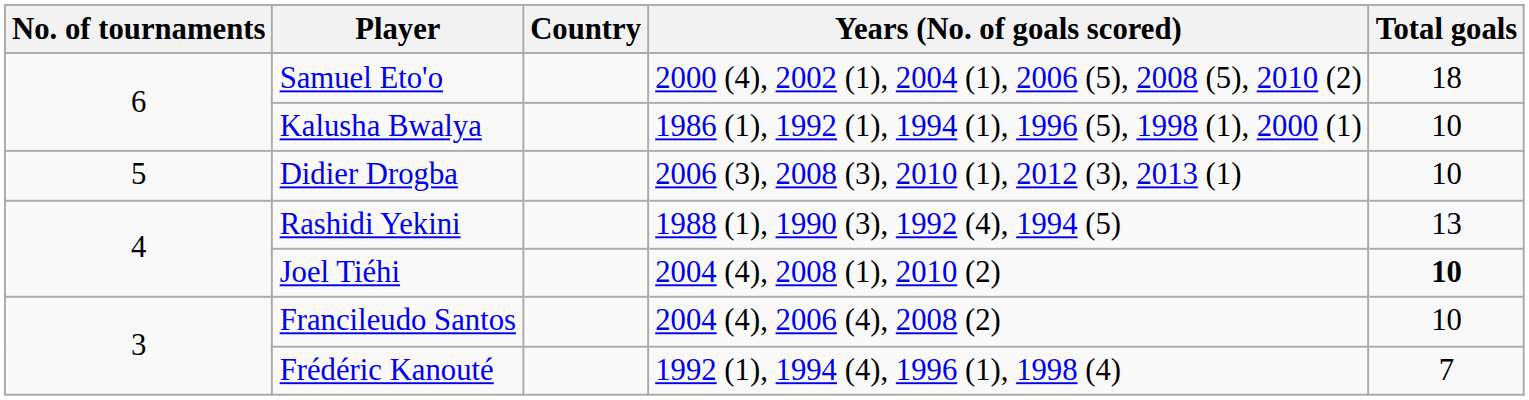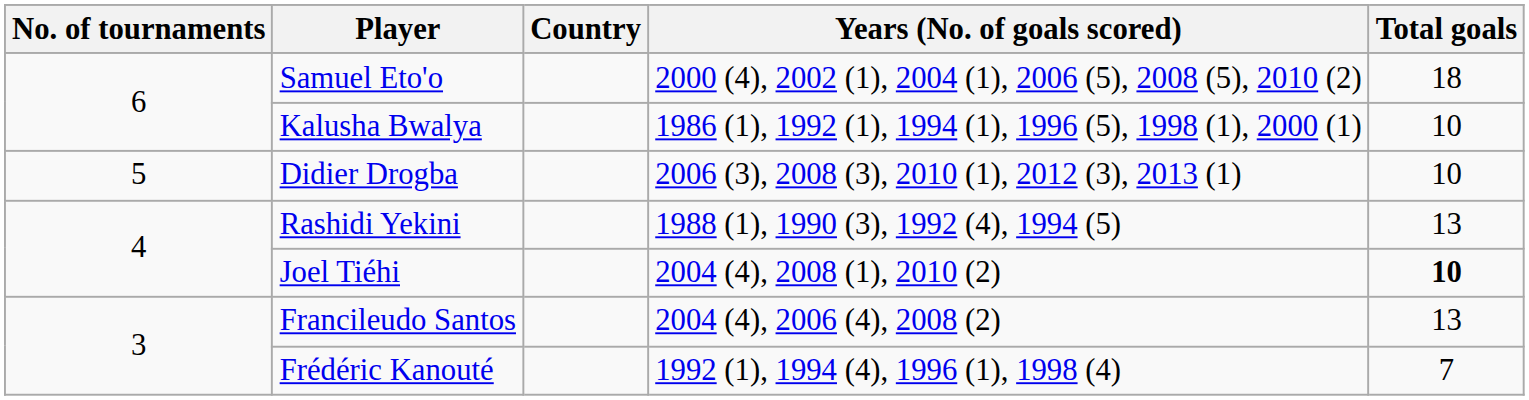(1447, 321) 10 -> (1447, 321) 13
